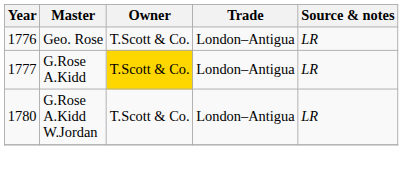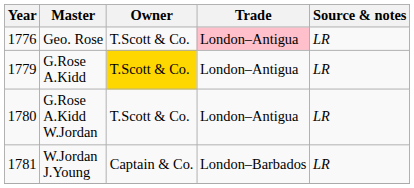(245, 38) no background -> (249, 38) pink background
(22, 69) 1777 -> (22, 69) 1779
+ row: (70, 163)
